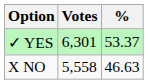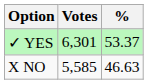(79, 67) 5,558 -> (79, 67) 5,585
